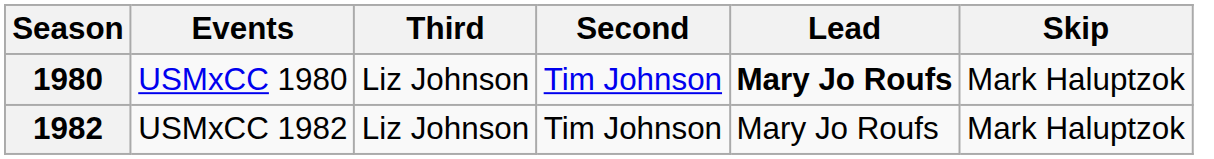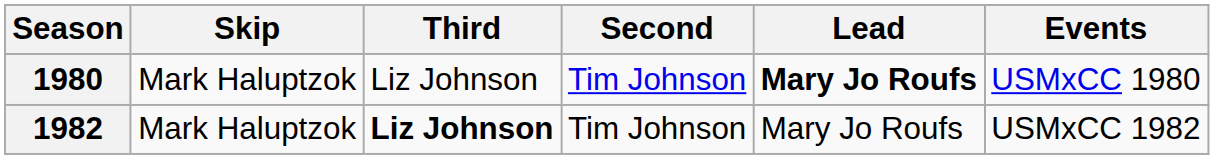columns swapped: (1076, 29) <-> (243, 29)
(446, 128) normal -> (462, 128) bold
